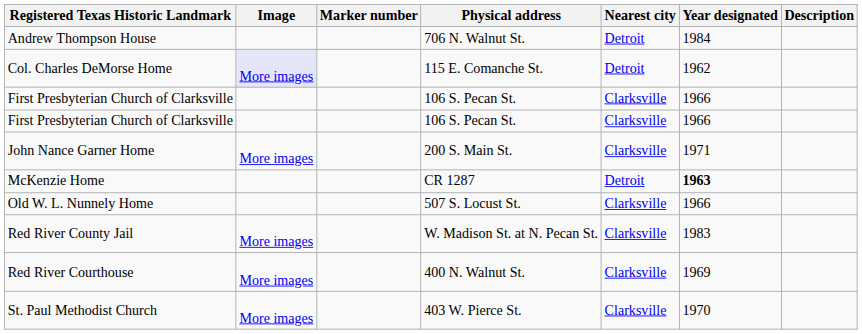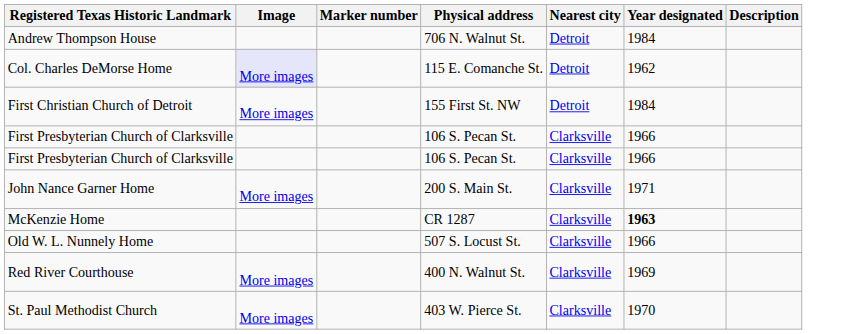+ row: (100, 106)
(625, 181) Detroit -> (580, 219) Clarksville
- row: (70, 233)
